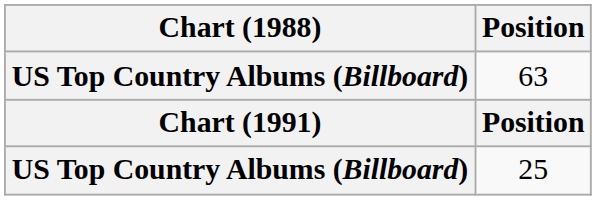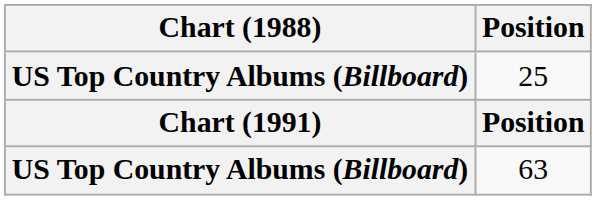rows swapped: (533, 169) <-> (533, 75)
